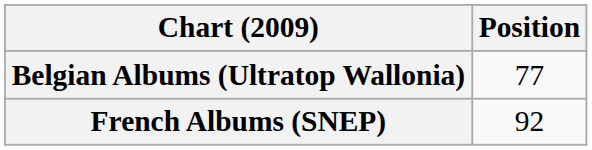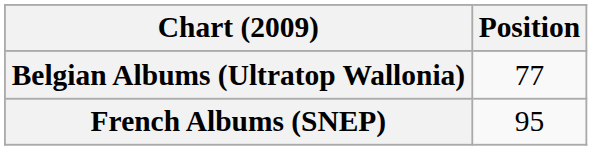(529, 121) 92 -> (529, 121) 95
